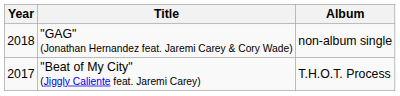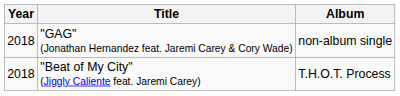(21, 74) 2017 -> (21, 74) 2018
